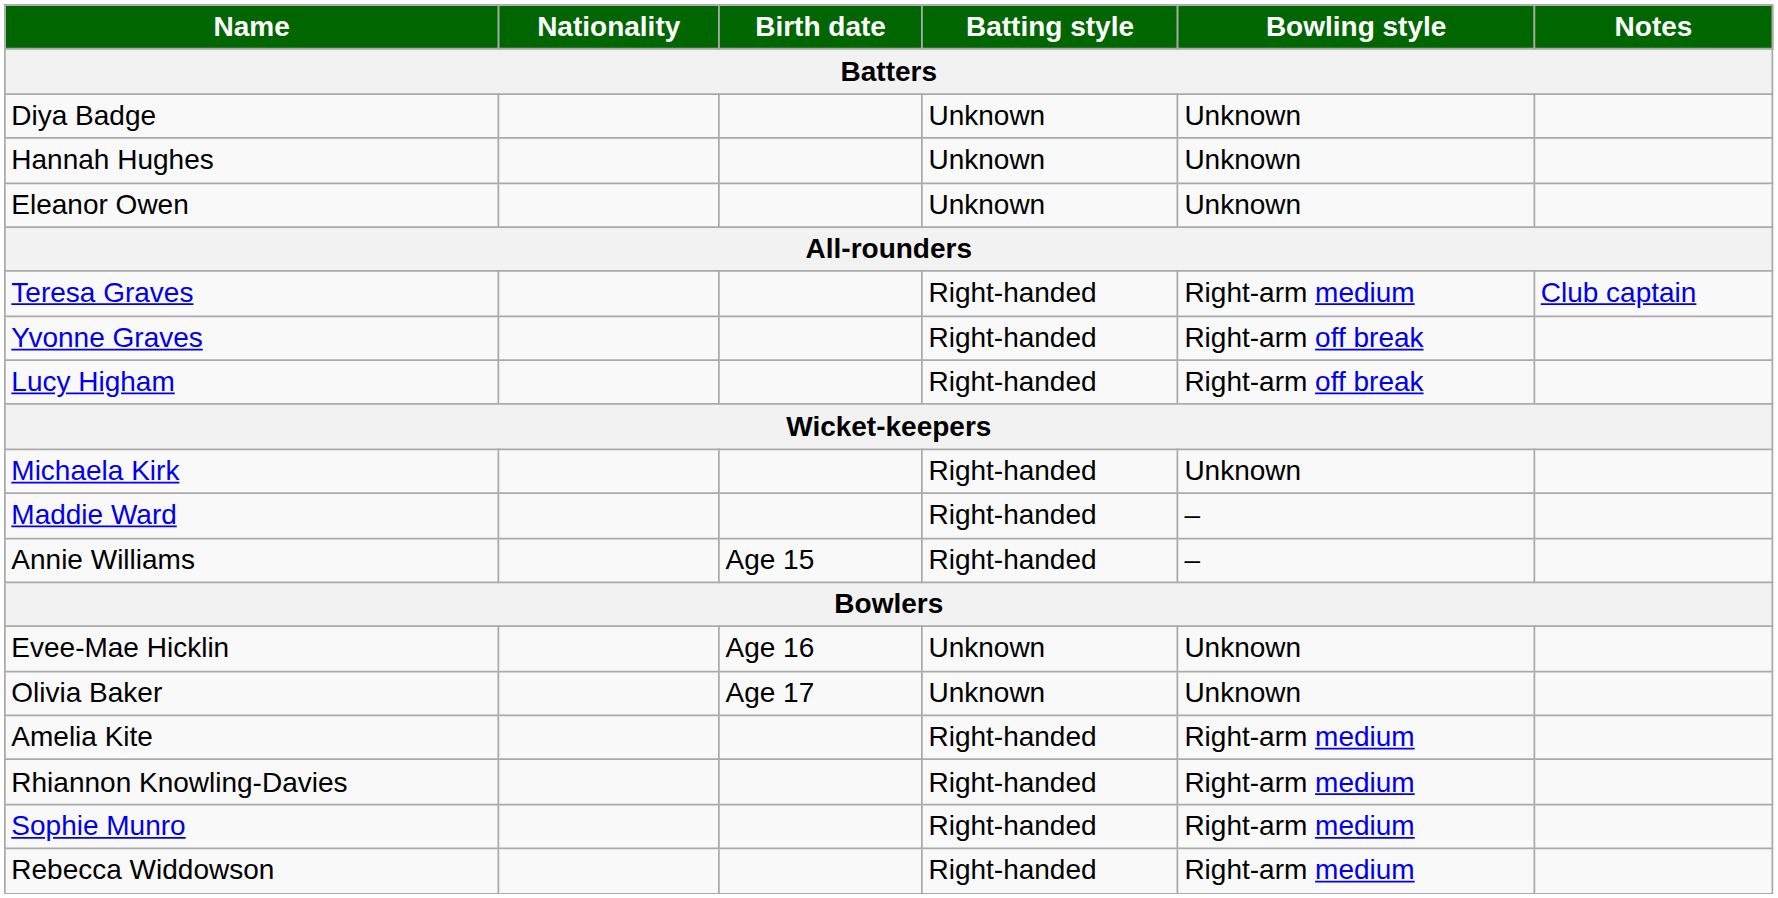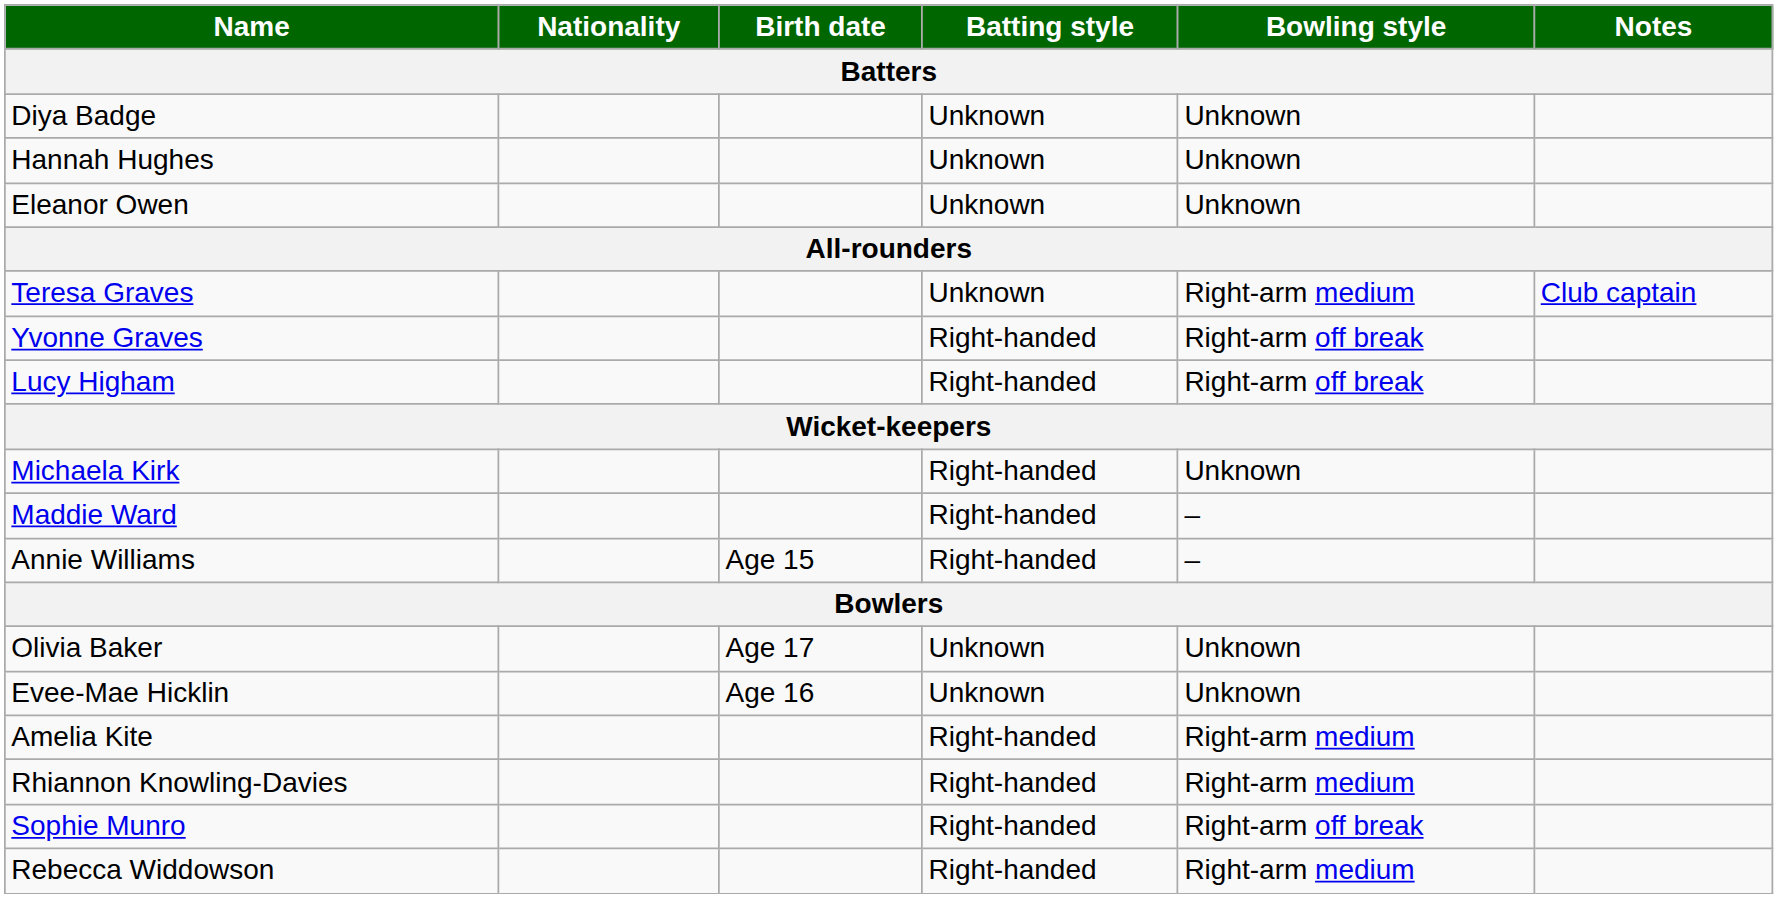(1013, 293) Right-handed -> (987, 293) Unknown
rows swapped: (87, 692) <-> (120, 648)
(1300, 826) Right-arm medium -> (1304, 826) Right-arm off break
